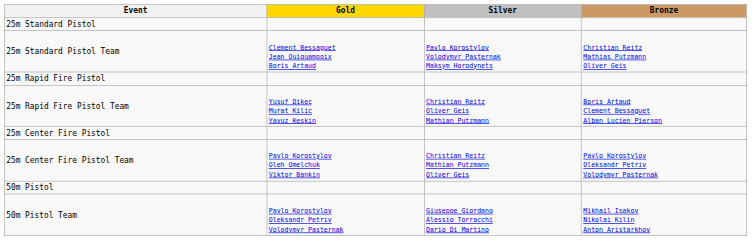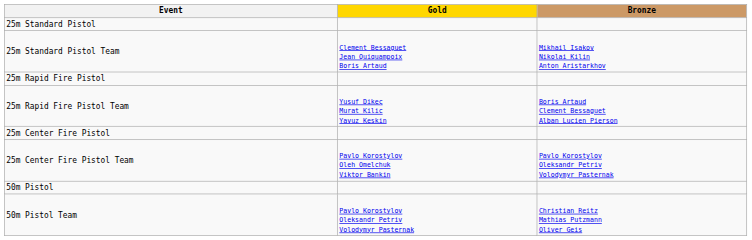- column: (503, 11)
(615, 56) Christian Reitz Mathias Putzmann Oliver Geis -> (572, 56) Mikhail Isakov Nikolai Kilin Anton Aristarkhov
(617, 219) Mikhail Isakov Nikolai Kilin Anton Aristarkhov -> (570, 219) Christian Reitz Mathias Putzmann Oliver Geis
